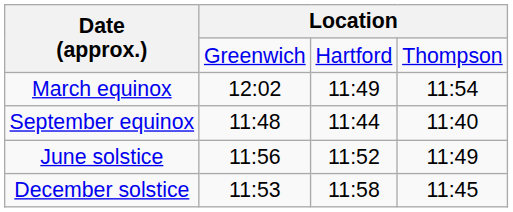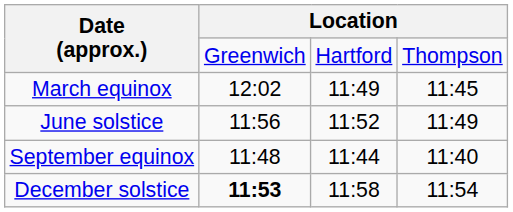(452, 88) 11:54 -> (452, 88) 11:45
rows swapped: (102, 156) <-> (102, 122)
(255, 190) normal -> (255, 190) bold
(452, 190) 11:45 -> (452, 190) 11:54
